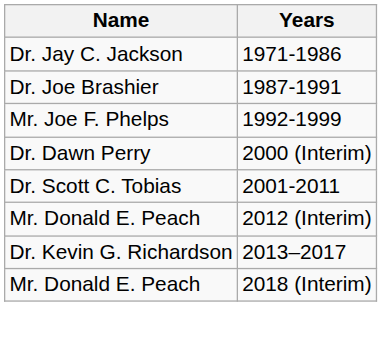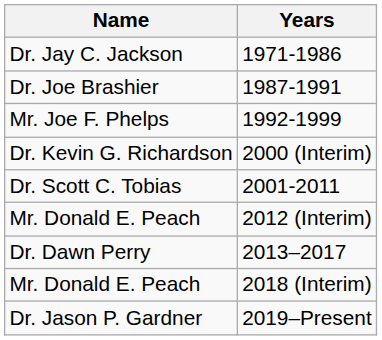(80, 152) Dr. Dawn Perry -> (121, 152) Dr. Kevin G. Richardson
(121, 251) Dr. Kevin G. Richardson -> (80, 251) Dr. Dawn Perry
+ row: (307, 317)
